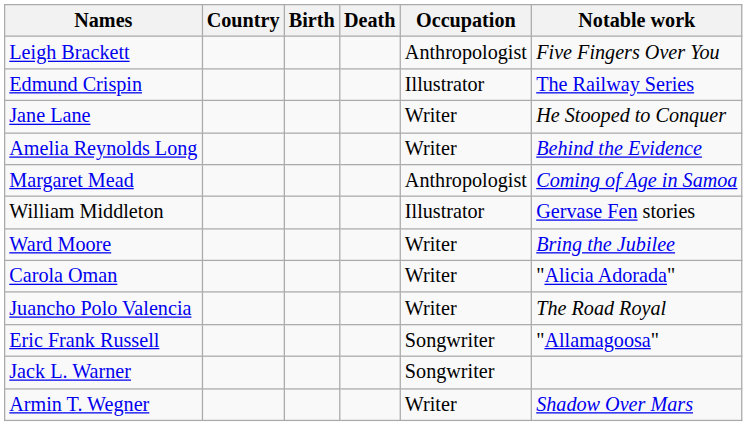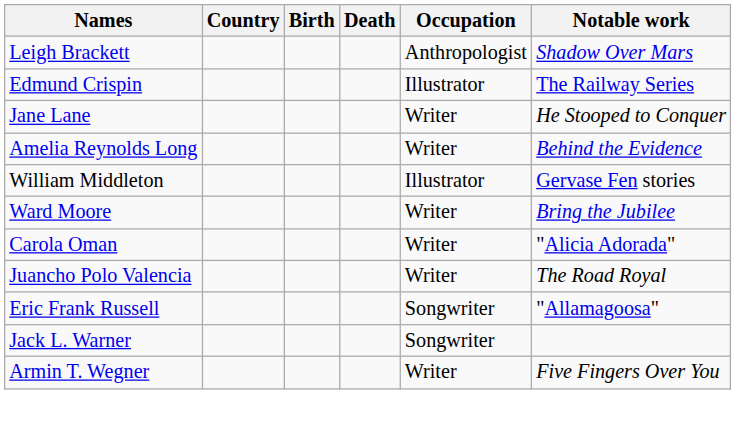(628, 52) Five Fingers Over You -> (615, 52) Shadow Over Mars
- row: (72, 180)
(615, 404) Shadow Over Mars -> (628, 372) Five Fingers Over You
